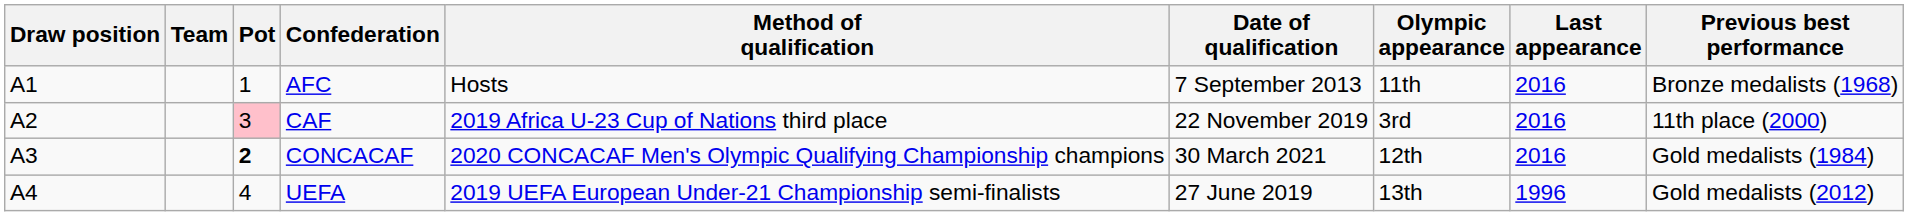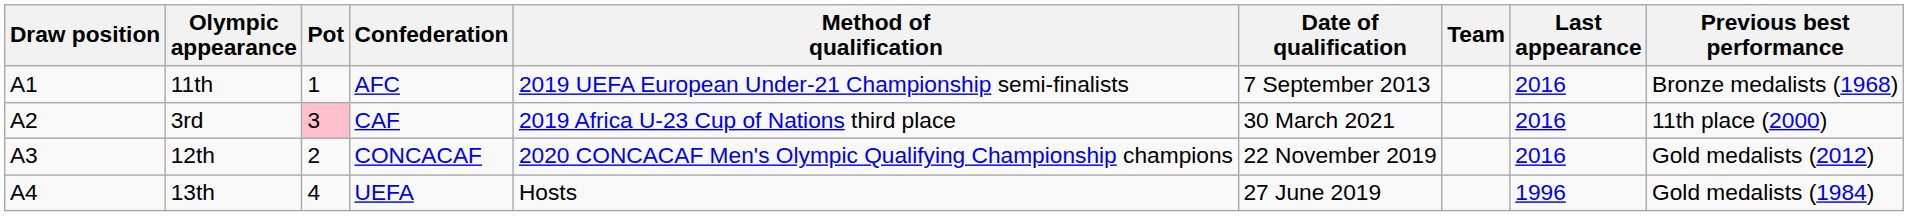columns swapped: (199, 35) <-> (1442, 35)
(479, 84) Hosts -> (824, 84) 2019 UEFA European Under-21 Championship semi-finalists
(1271, 120) 22 November 2019 -> (1319, 120) 30 March 2021
(245, 156) bold -> (314, 156) normal
(1251, 156) 30 March 2021 -> (1340, 156) 22 November 2019
(1763, 156) Gold medalists (1984) -> (1763, 156) Gold medalists (2012)
(755, 192) 2019 UEFA European Under-21 Championship semi-finalists -> (548, 192) Hosts
(1763, 192) Gold medalists (2012) -> (1763, 192) Gold medalists (1984)
